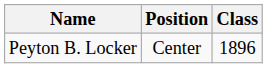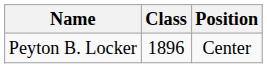columns swapped: (177, 18) <-> (237, 18)
